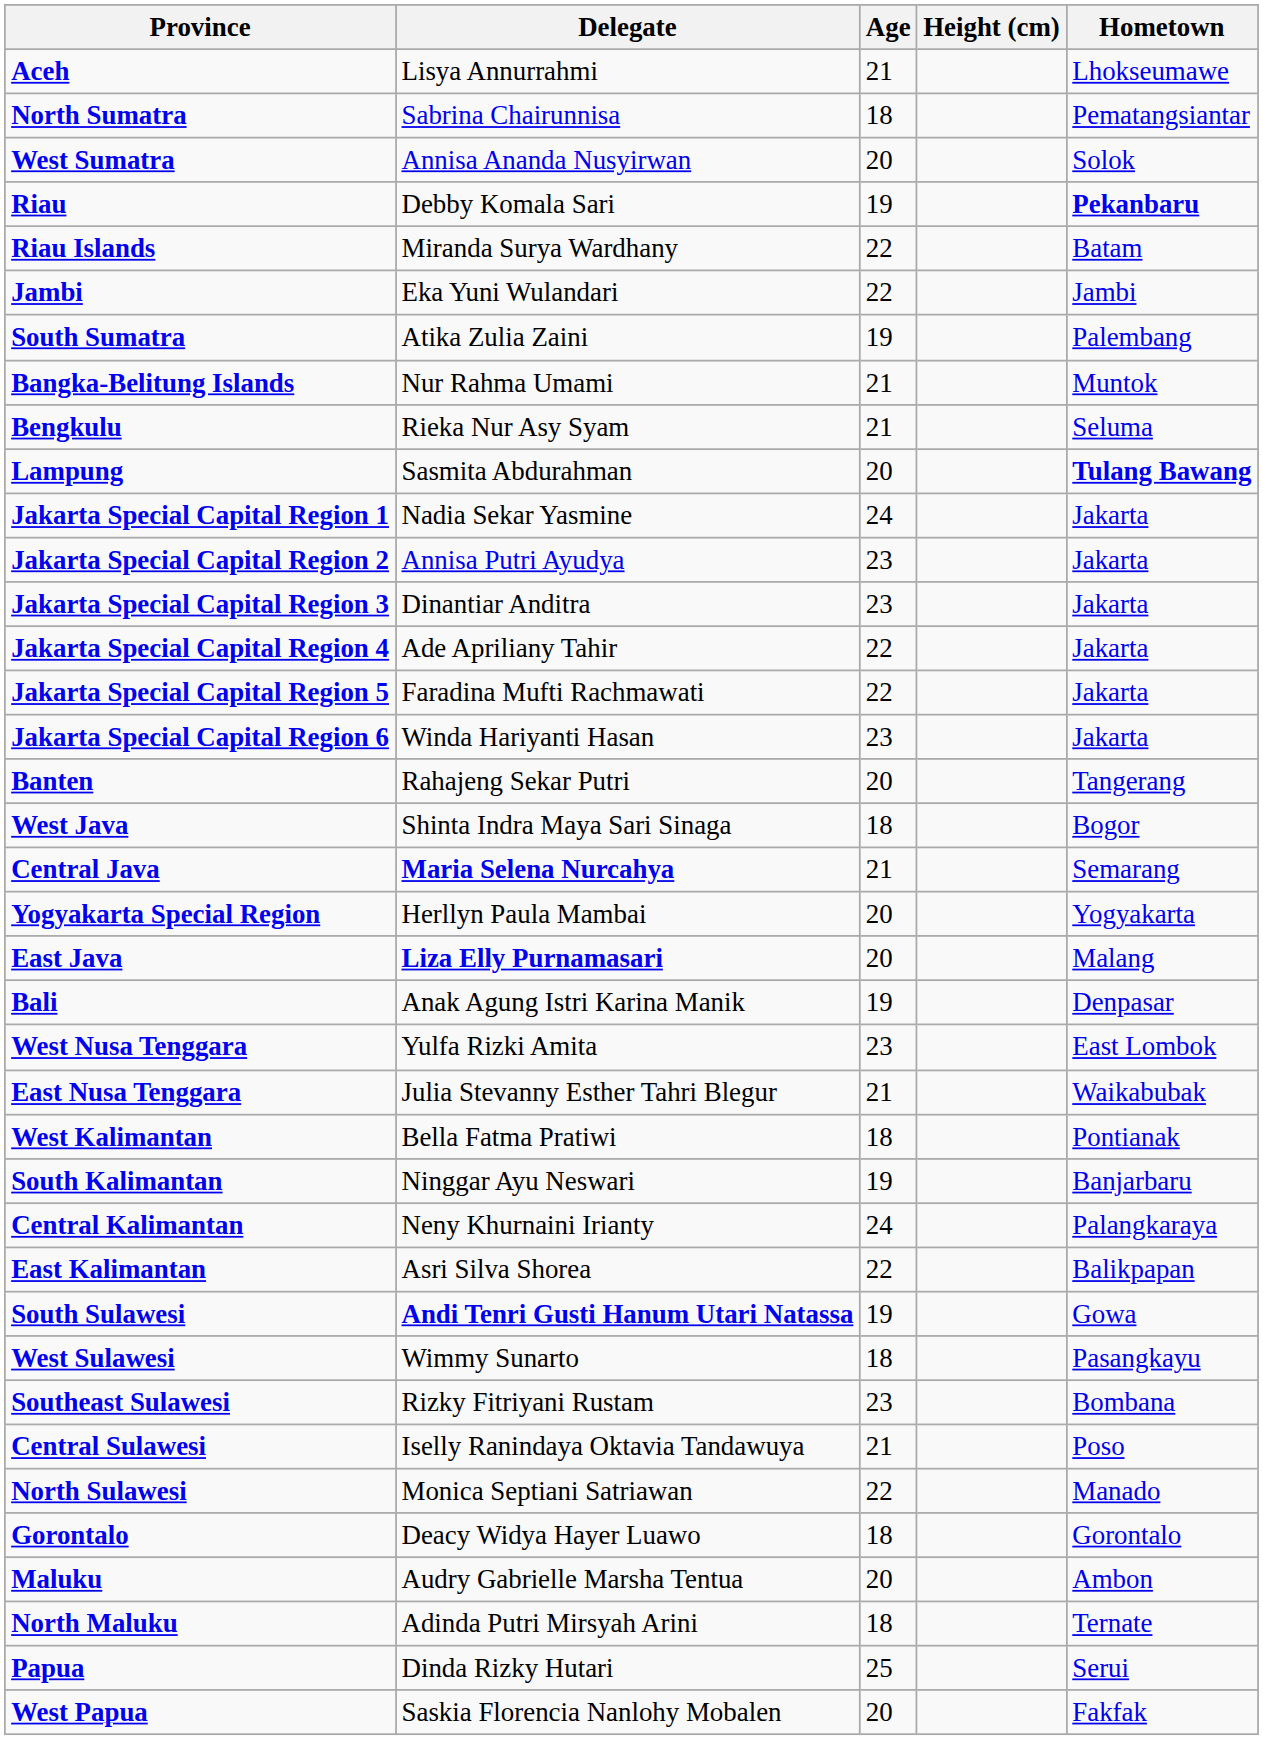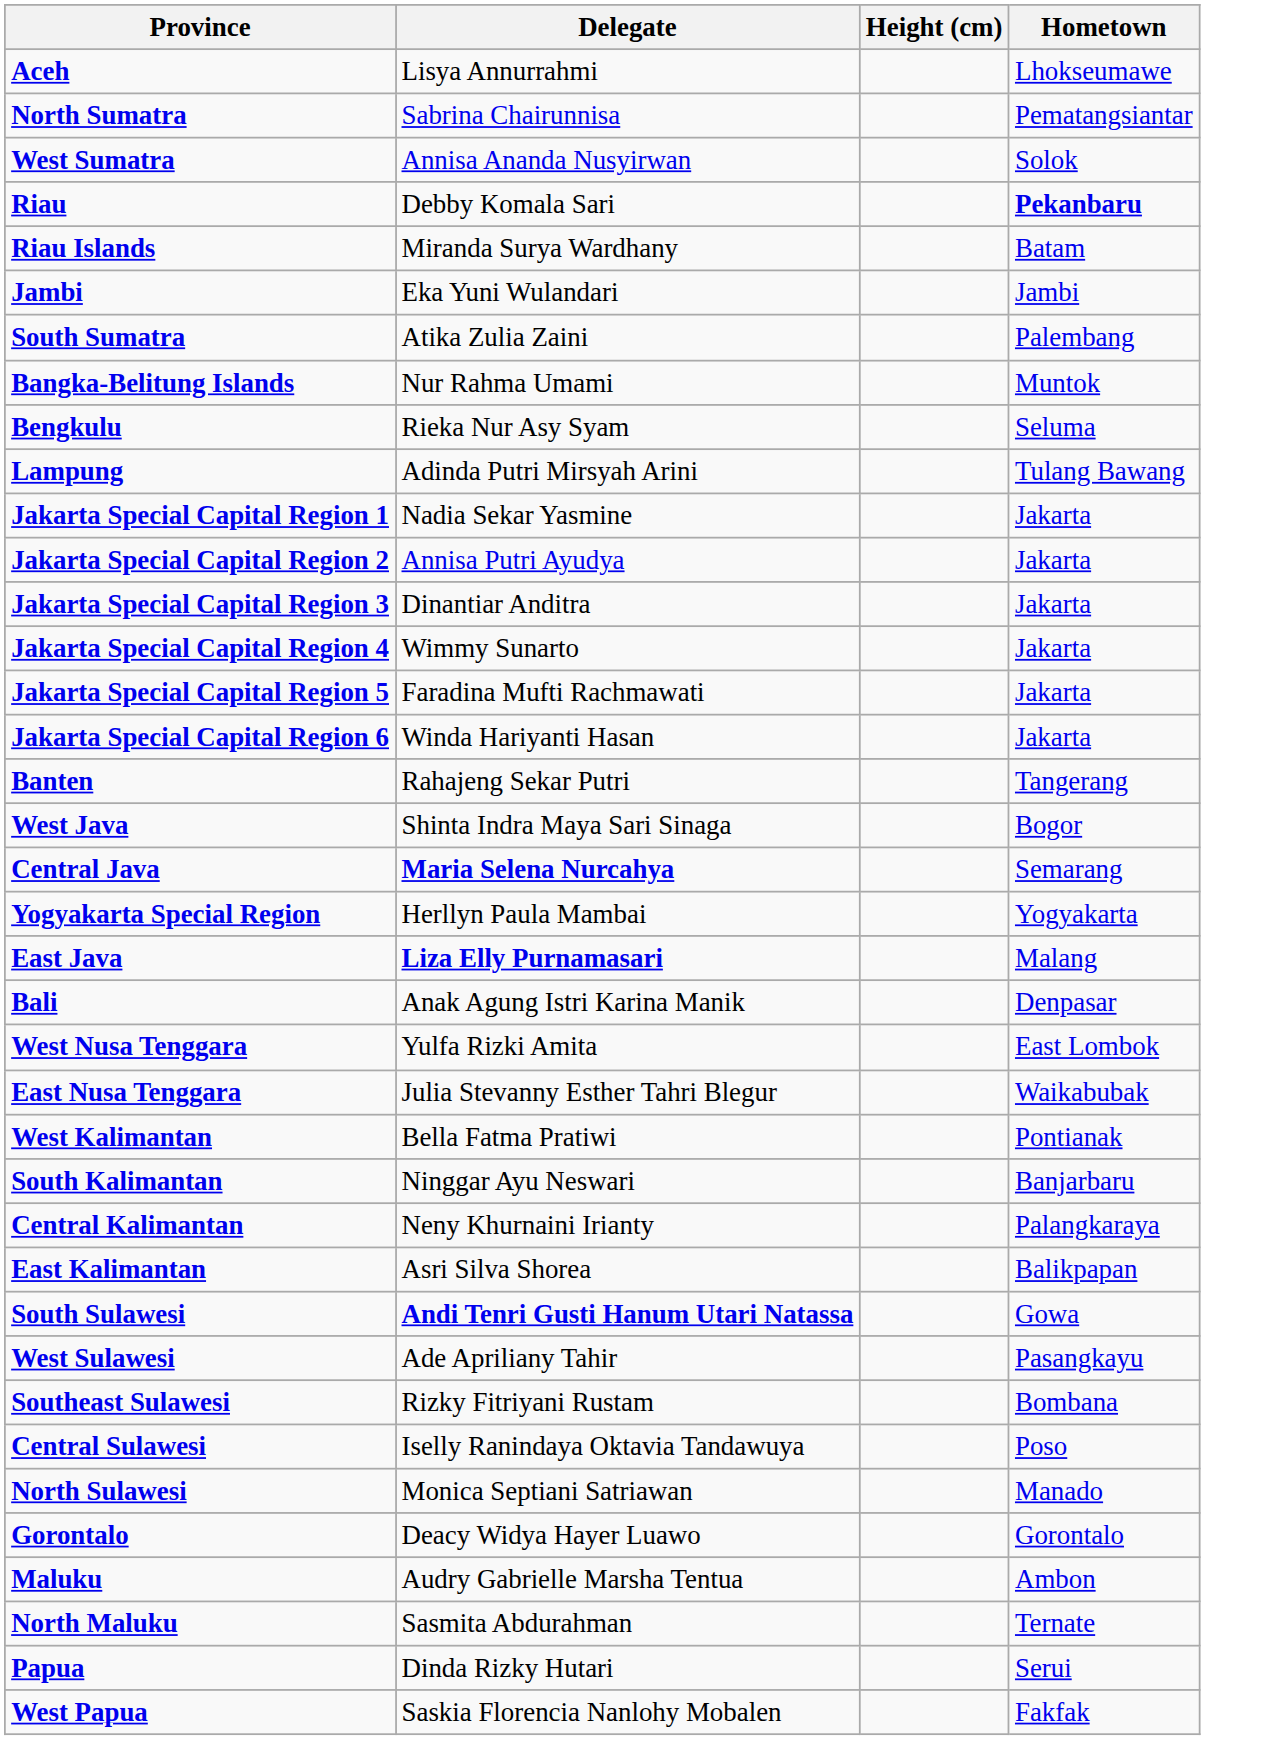- column: (888, 26)
(517, 470) Sasmita Abdurahman -> (550, 470) Adinda Putri Mirsyah Arini
(1162, 470) bold -> (1100, 470) normal
(509, 647) Ade Apriliany Tahir -> (490, 647) Wimmy Sunarto
(490, 1357) Wimmy Sunarto -> (509, 1357) Ade Apriliany Tahir
(550, 1623) Adinda Putri Mirsyah Arini -> (517, 1623) Sasmita Abdurahman
